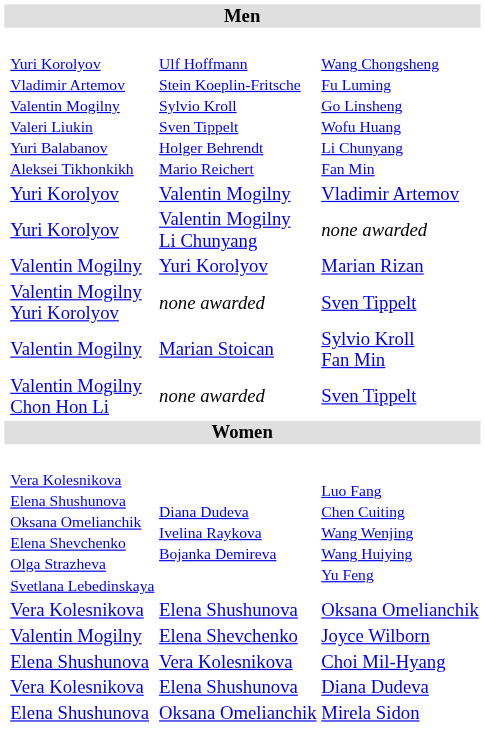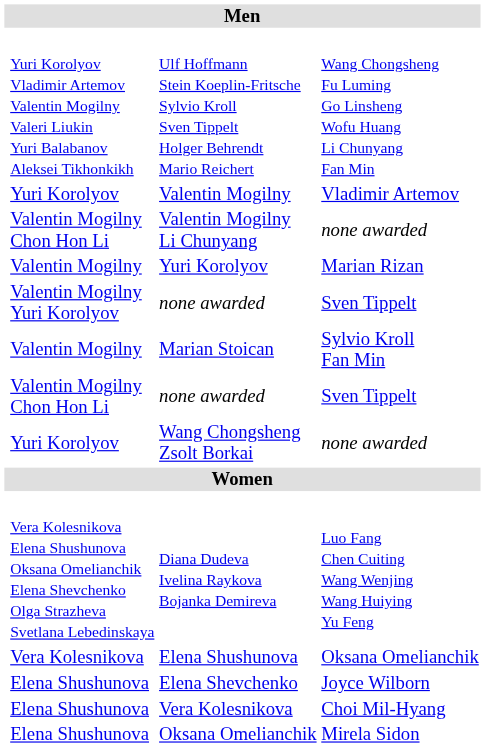(65, 230) Yuri Korolyov -> (76, 230) Valentin Mogilny Chon Hon Li
+ row: (230, 443)
(76, 636) Valentin Mogilny -> (80, 682) Elena Shushunova
- row: (228, 687)
